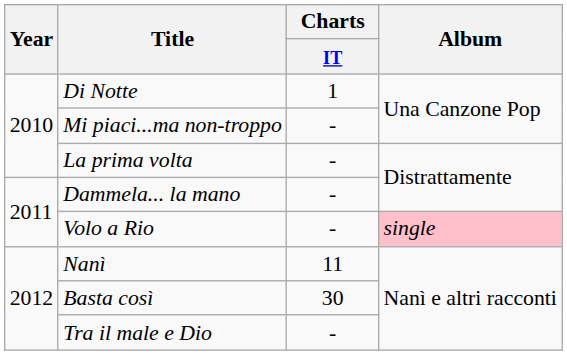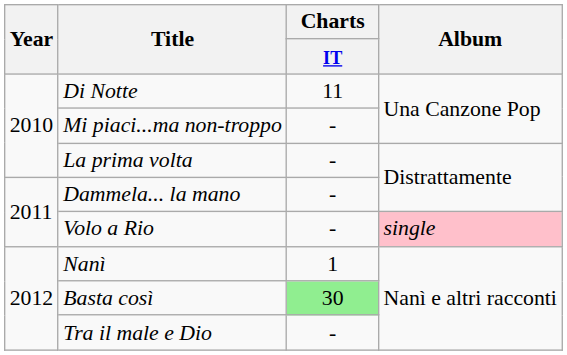(333, 90) 1 -> (333, 90) 11
(333, 263) 11 -> (333, 263) 1
(333, 297) no background -> (333, 297) lightgreen background
